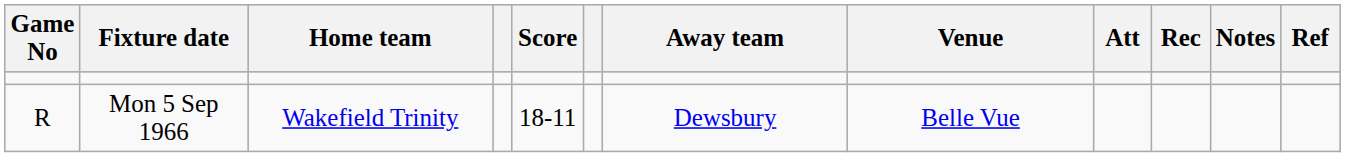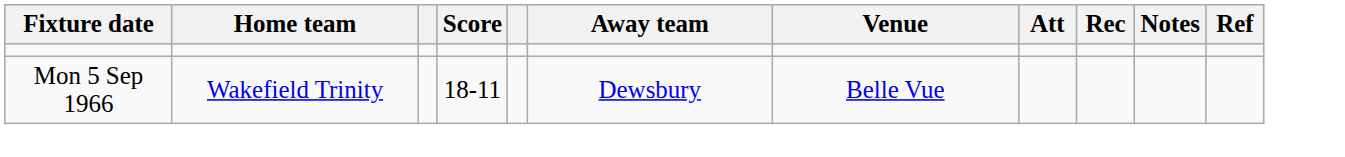- column: (42, 38)
